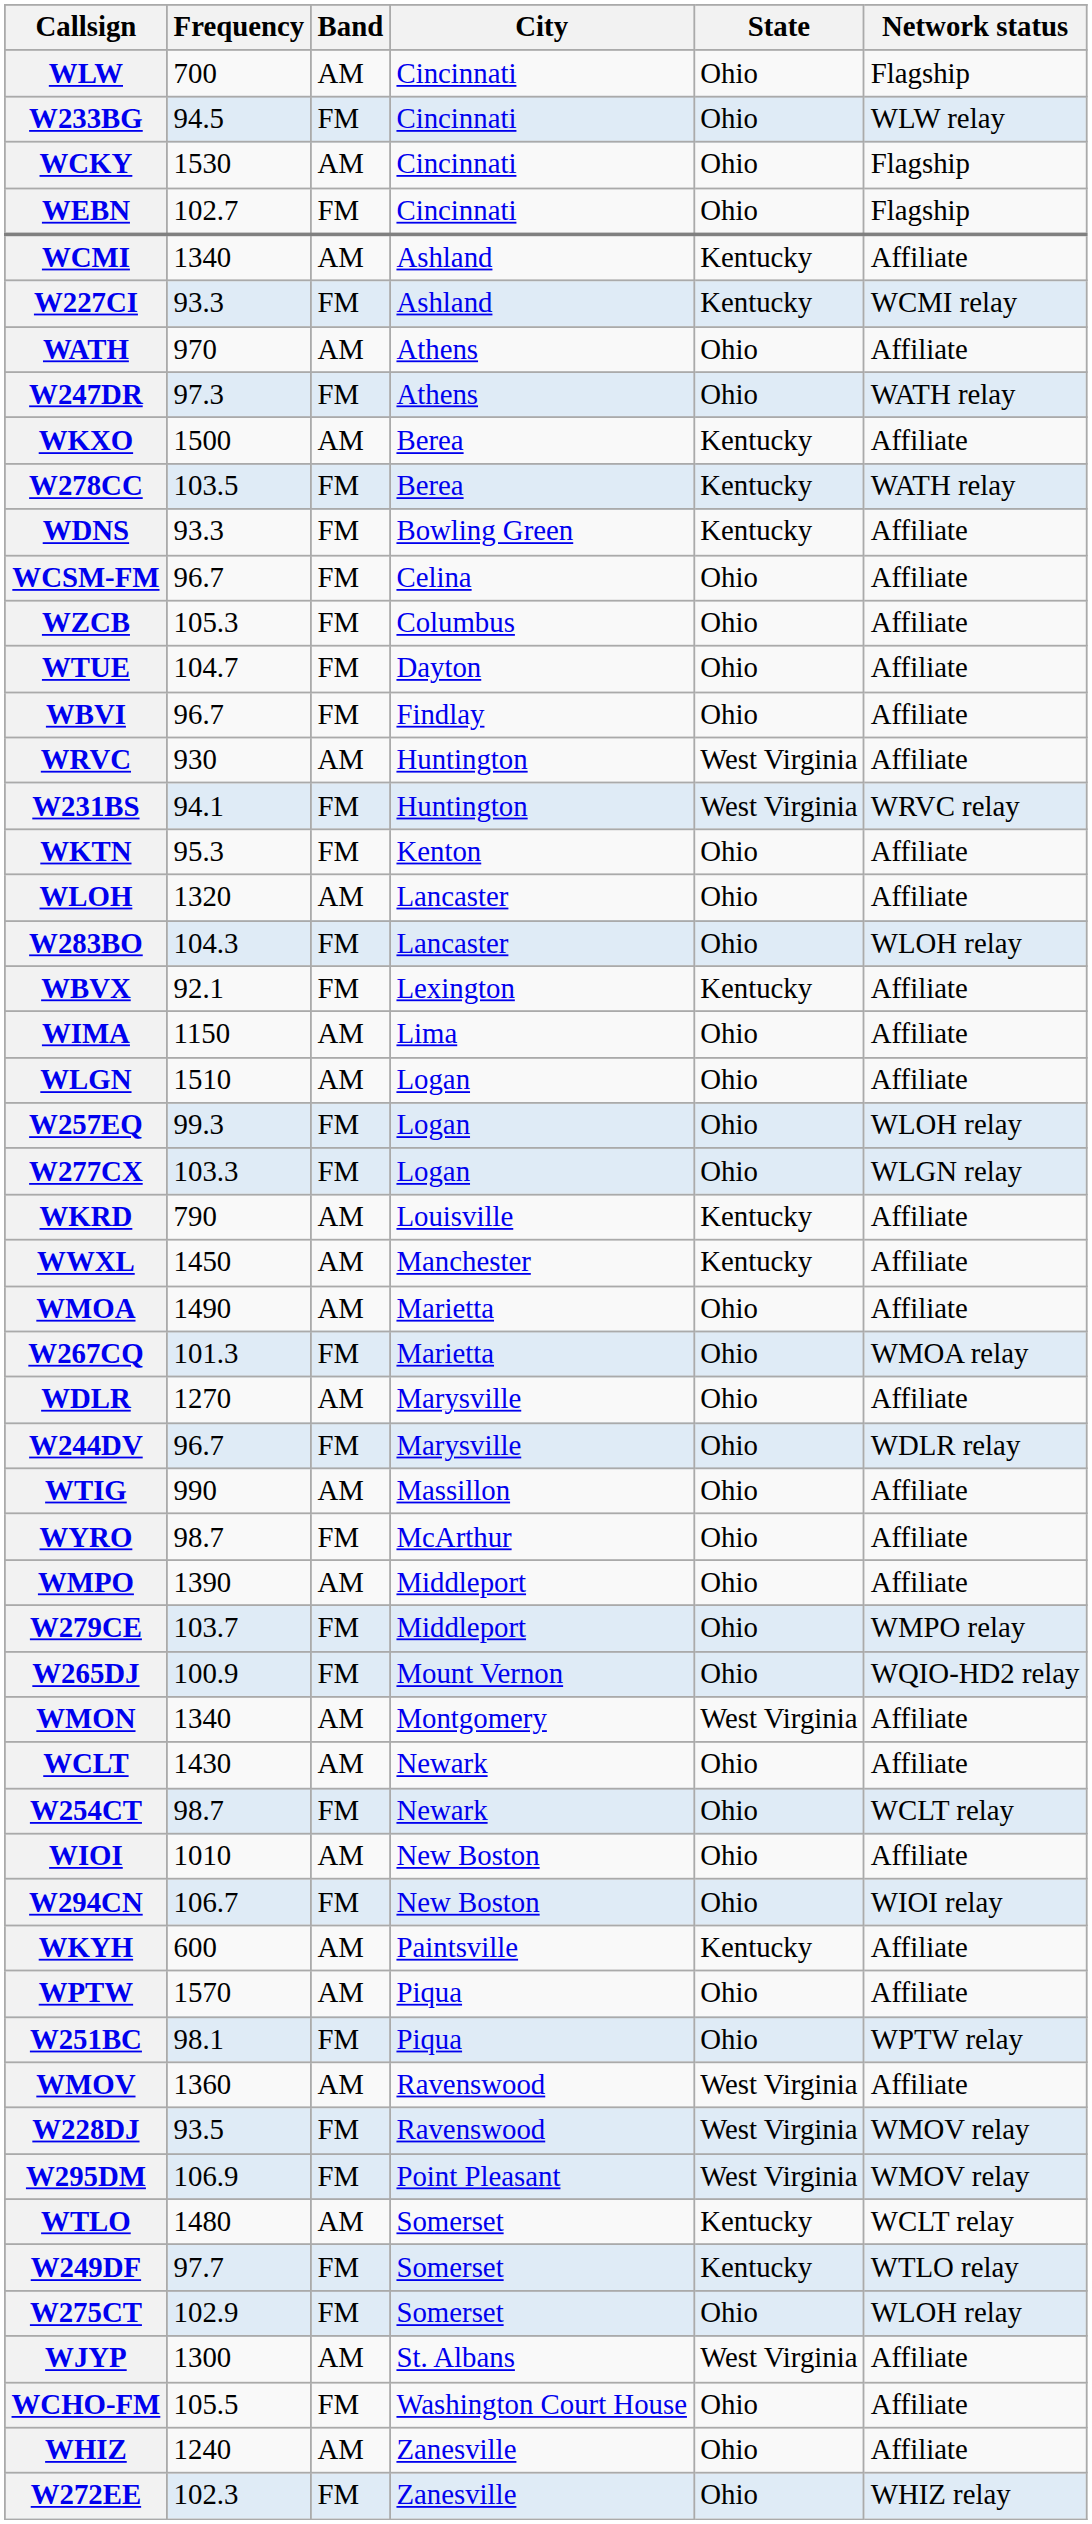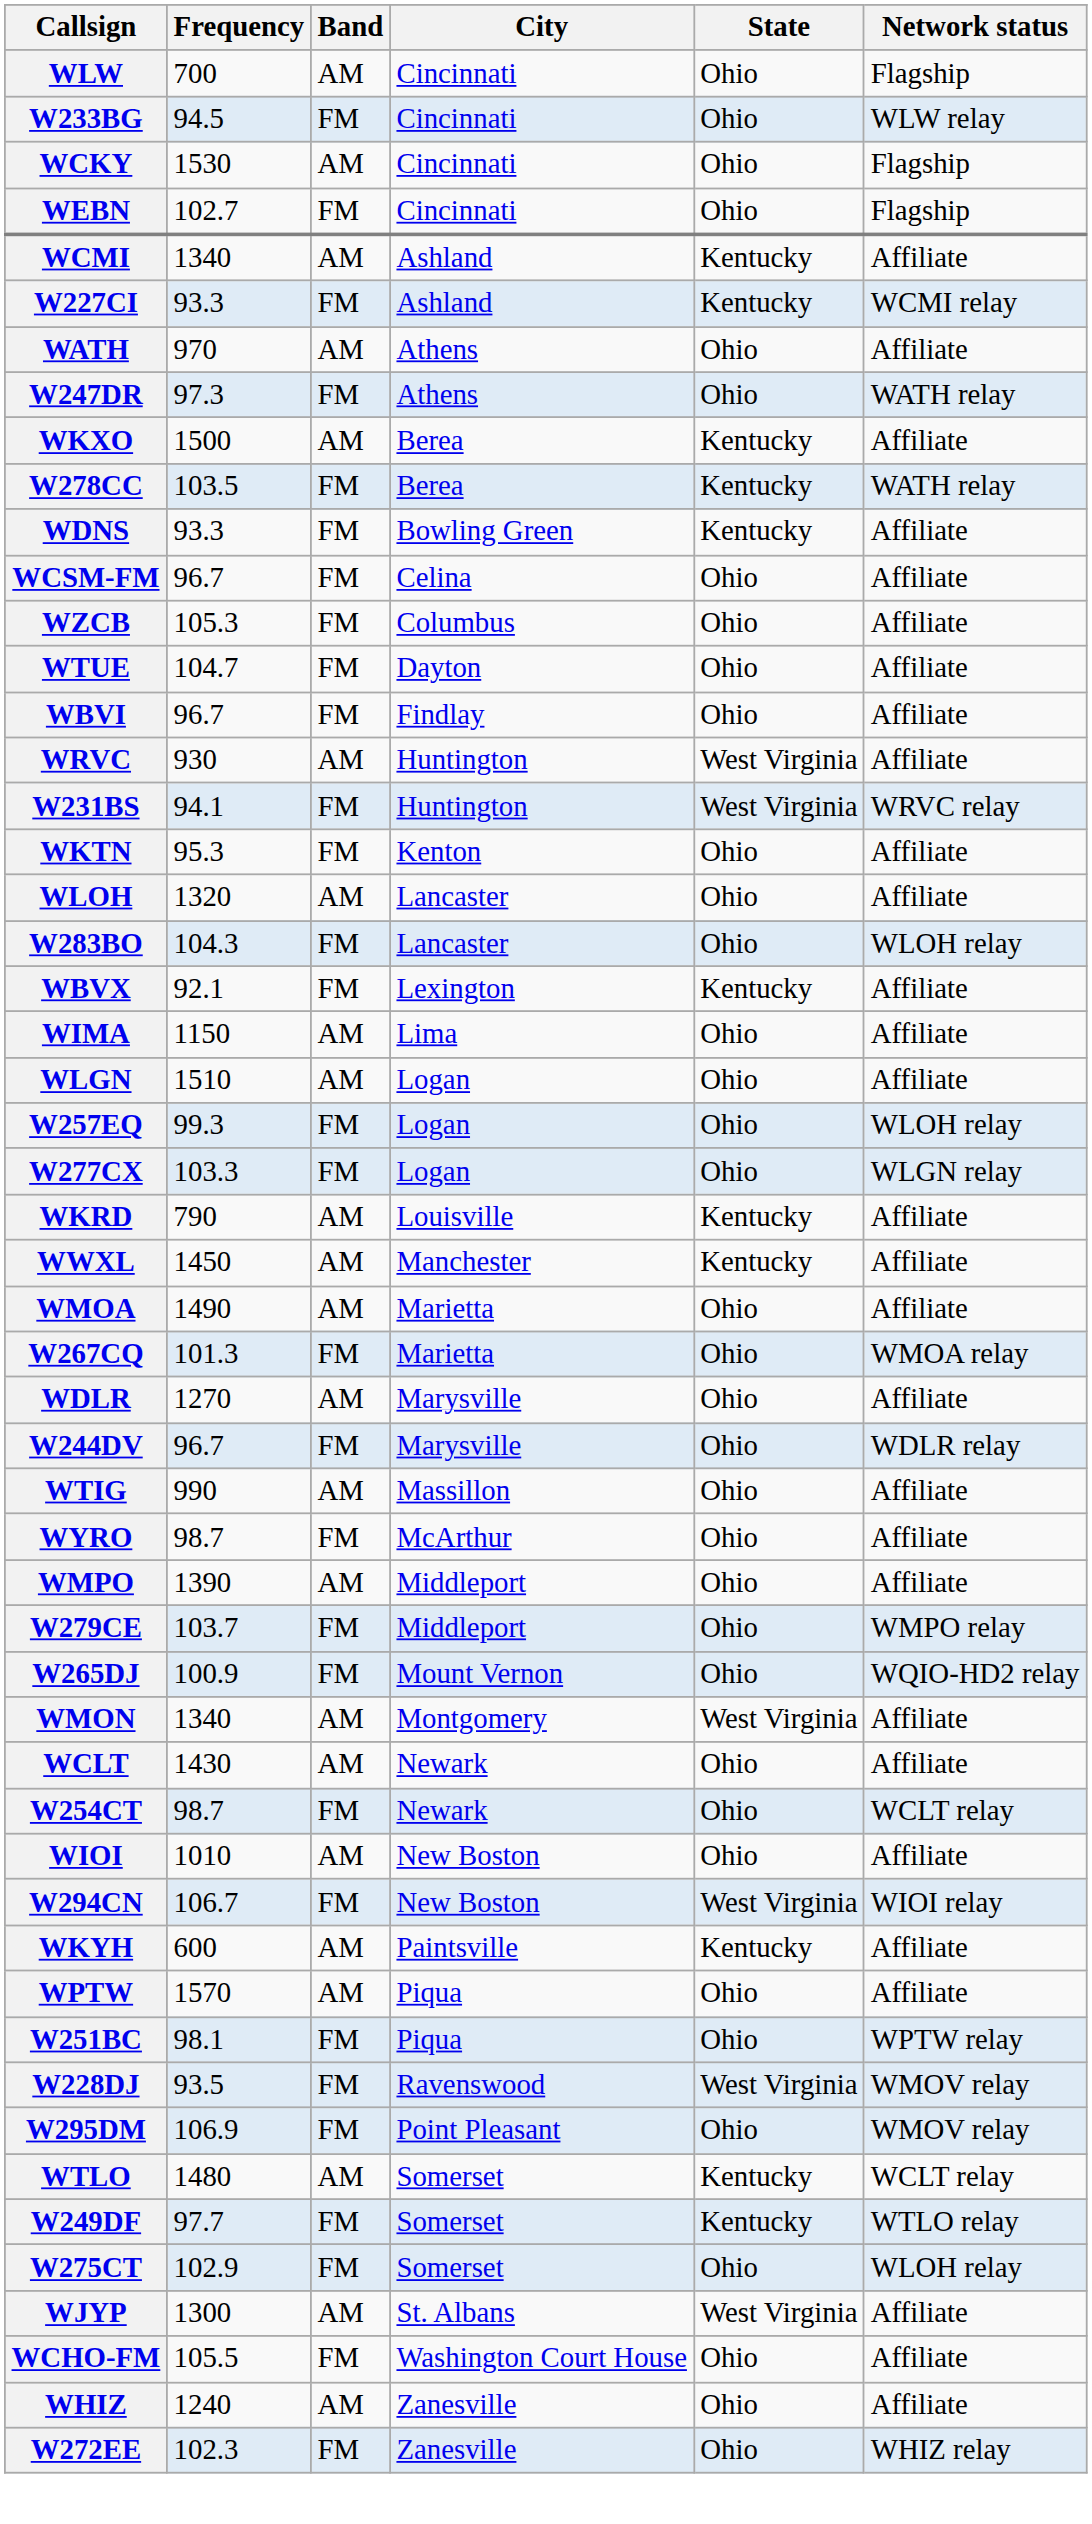(729, 1901) Ohio -> (779, 1901) West Virginia
- row: (86, 2084)
(779, 2175) West Virginia -> (729, 2130) Ohio
